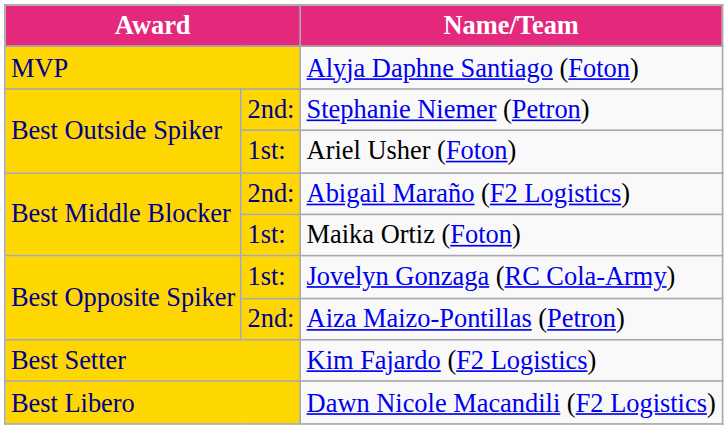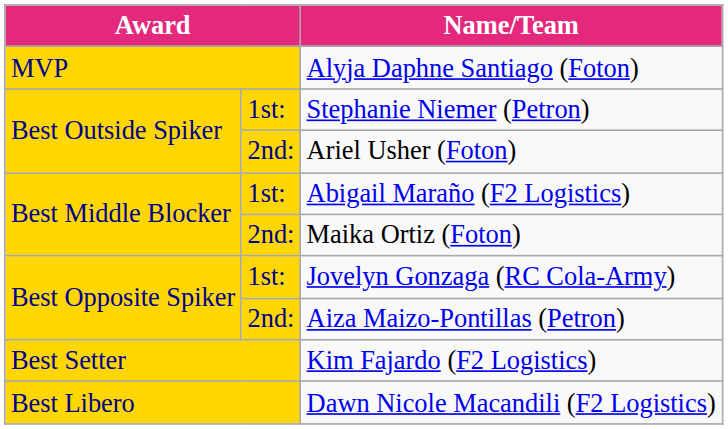(271, 109) 2nd: -> (267, 109) 1st:
(267, 151) 1st: -> (271, 151) 2nd:
(271, 192) 2nd: -> (267, 192) 1st:
(267, 234) 1st: -> (271, 234) 2nd:
